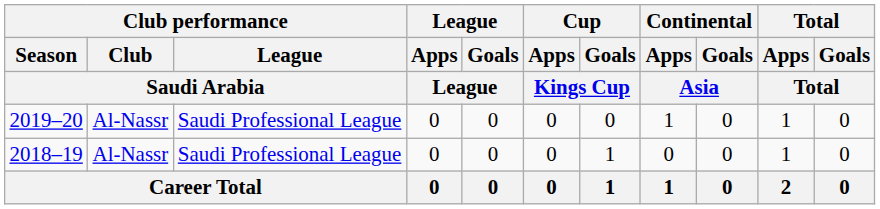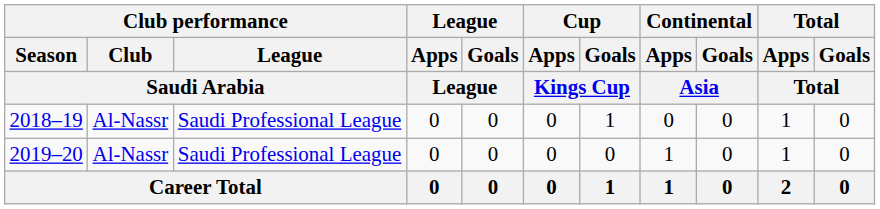rows swapped: (46, 154) <-> (46, 120)
